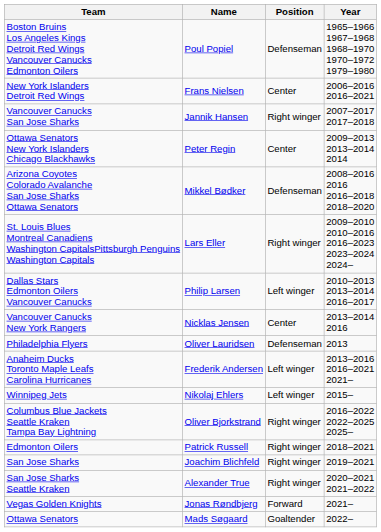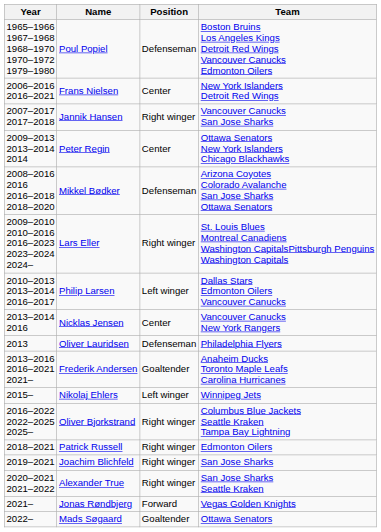columns swapped: (350, 12) <-> (93, 12)
(291, 369) Left winger -> (166, 369) Goaltender
